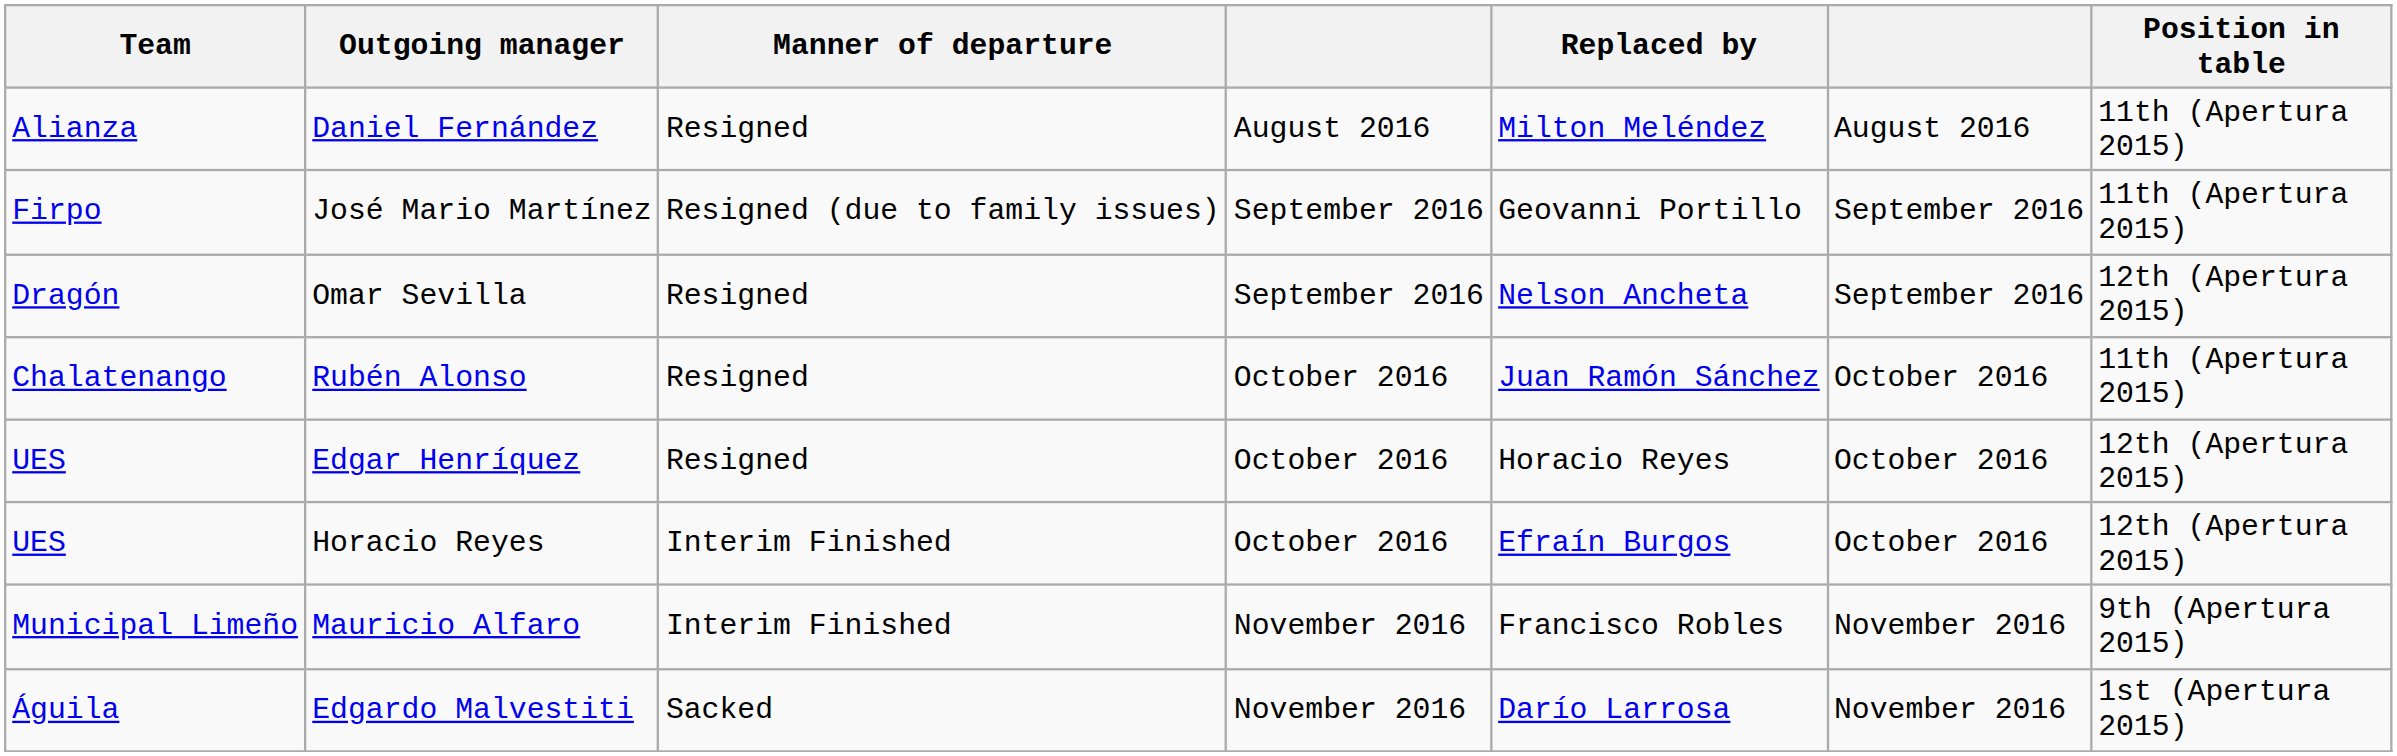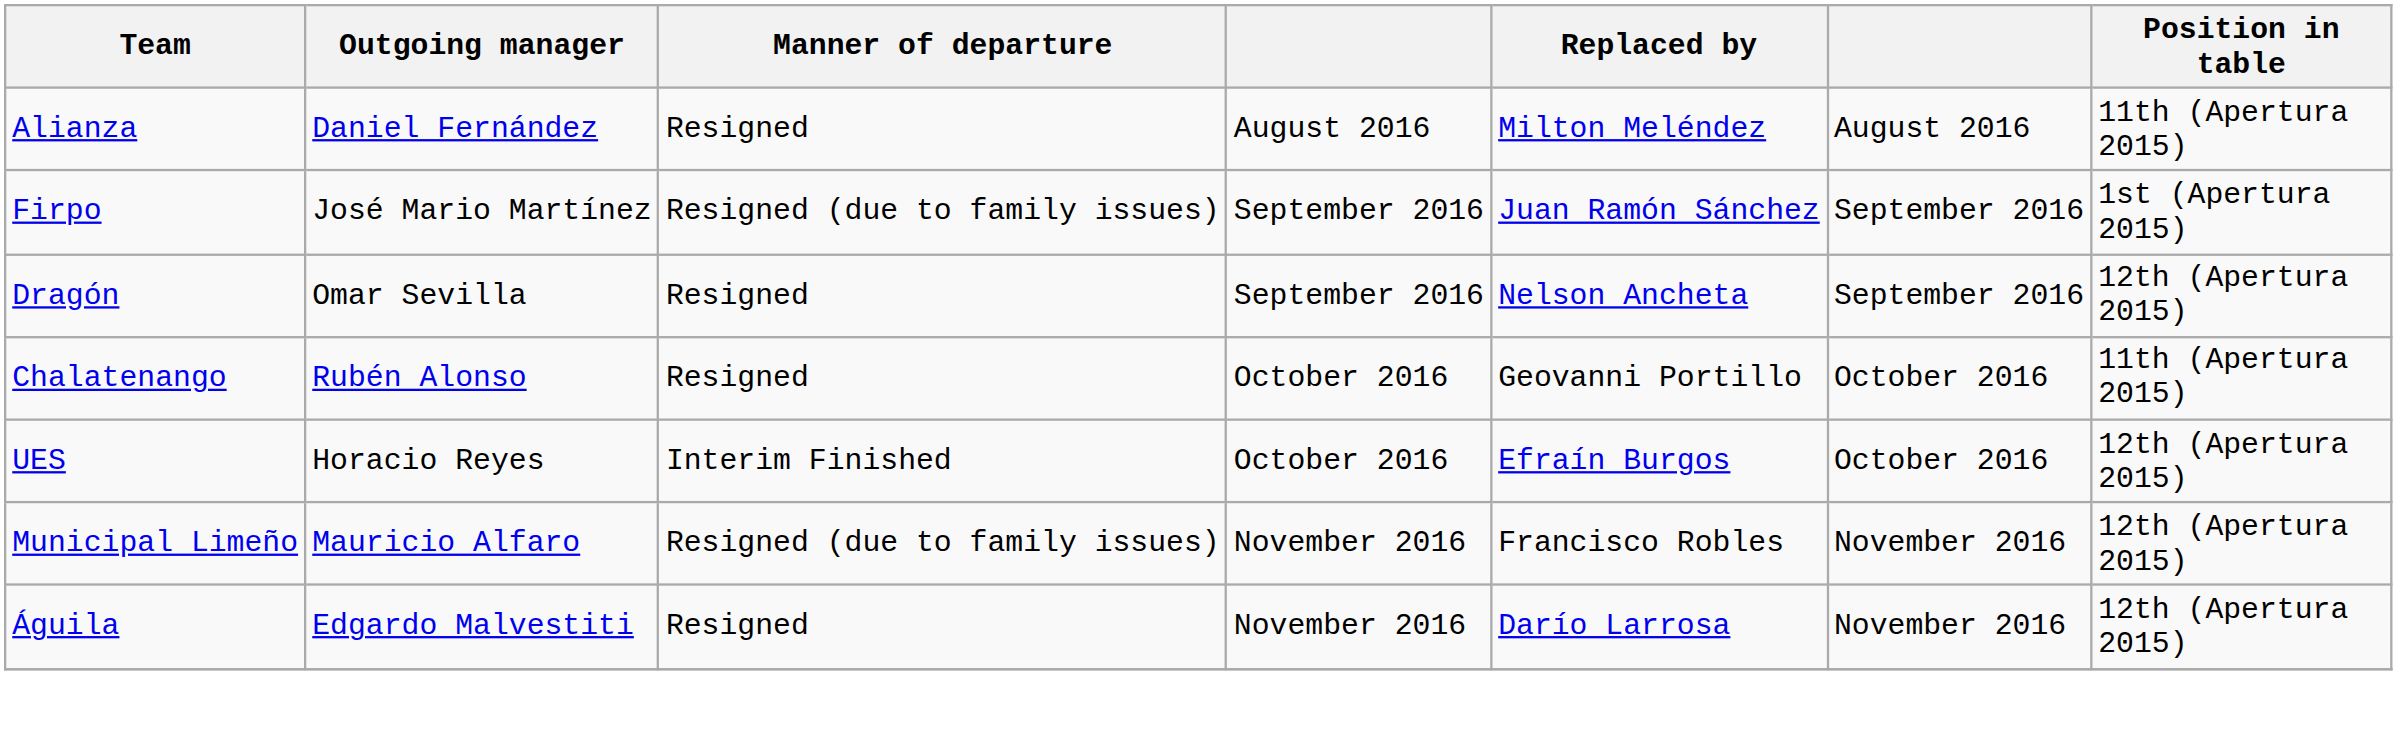(1650, 212) Geovanni Portillo -> (1659, 212) Juan Ramón Sánchez
(2223, 212) 11th (Apertura 2015) -> (2214, 212) 1st (Apertura 2015)
(1659, 378) Juan Ramón Sánchez -> (1650, 378) Geovanni Portillo
- row: (446, 461)
(809, 627) Interim Finished -> (943, 544) Resigned (due to family issues)
(2214, 627) 9th (Apertura 2015) -> (2223, 544) 12th (Apertura 2015)
(719, 710) Sacked -> (737, 627) Resigned
(2214, 710) 1st (Apertura 2015) -> (2223, 627) 12th (Apertura 2015)
